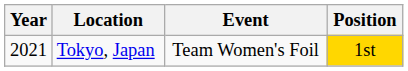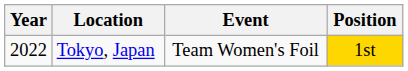(28, 50) 2021 -> (28, 50) 2022
